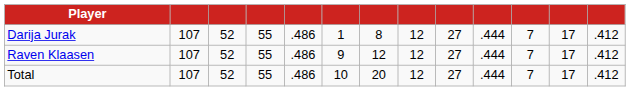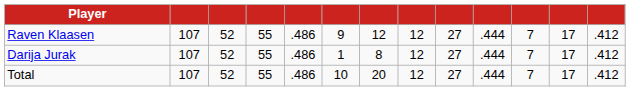rows swapped: (41, 34) <-> (51, 55)
